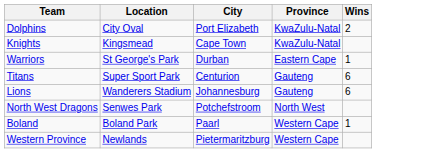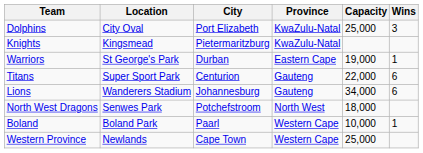+ column: (366, 12)
(348, 28) 2 -> (395, 28) 3
(221, 44) Cape Town -> (233, 44) Pietermaritzburg
(233, 140) Pietermaritzburg -> (221, 140) Cape Town
